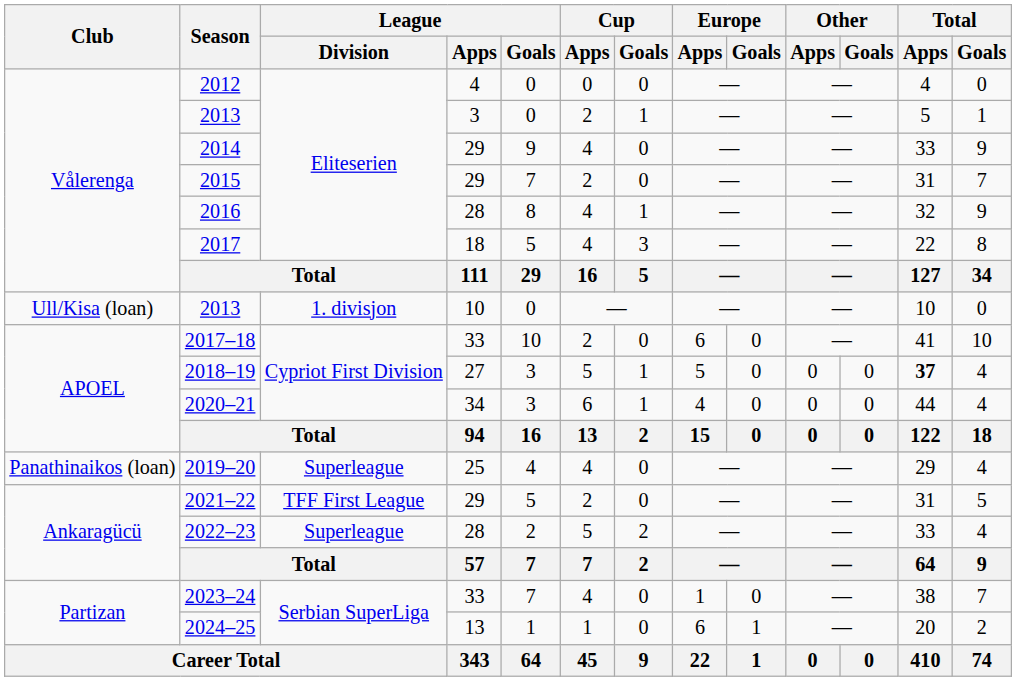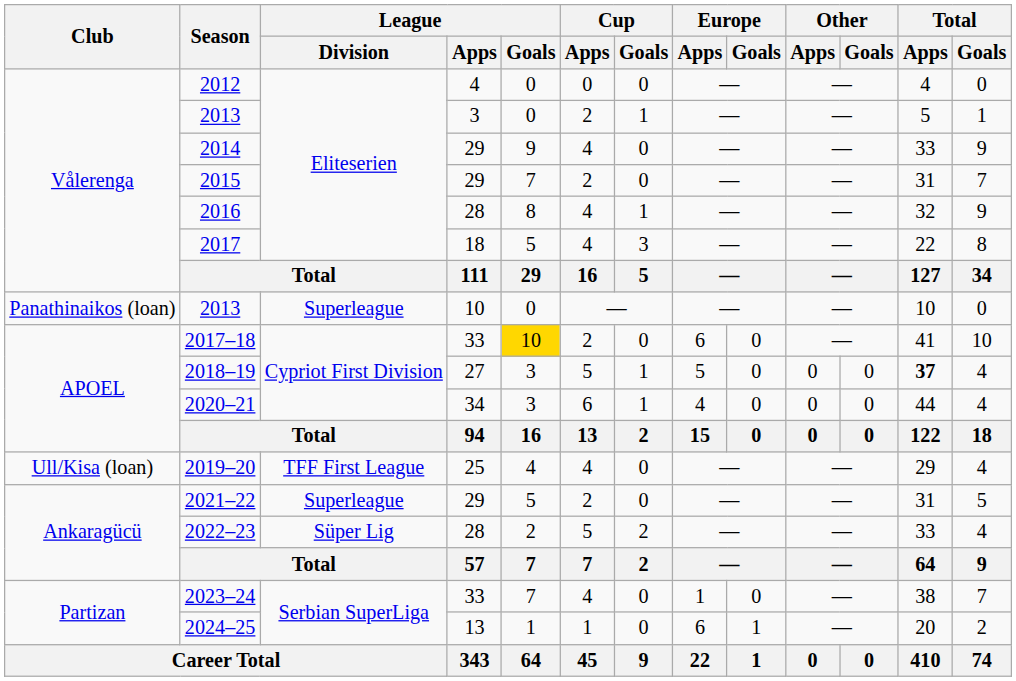(92, 308) Ull/Kisa (loan) -> (92, 308) Panathinaikos (loan)
(354, 308) 1. divisjon -> (354, 308) Superleague
(531, 340) no background -> (531, 340) gold background
(92, 468) Panathinaikos (loan) -> (92, 468) Ull/Kisa (loan)
(354, 468) Superleague -> (354, 468) TFF First League
(354, 500) TFF First League -> (354, 500) Superleague
(354, 532) Superleague -> (354, 532) Süper Lig
